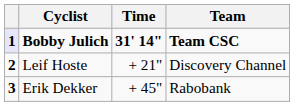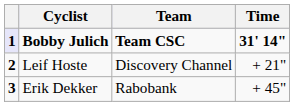columns swapped: (228, 16) <-> (139, 16)
